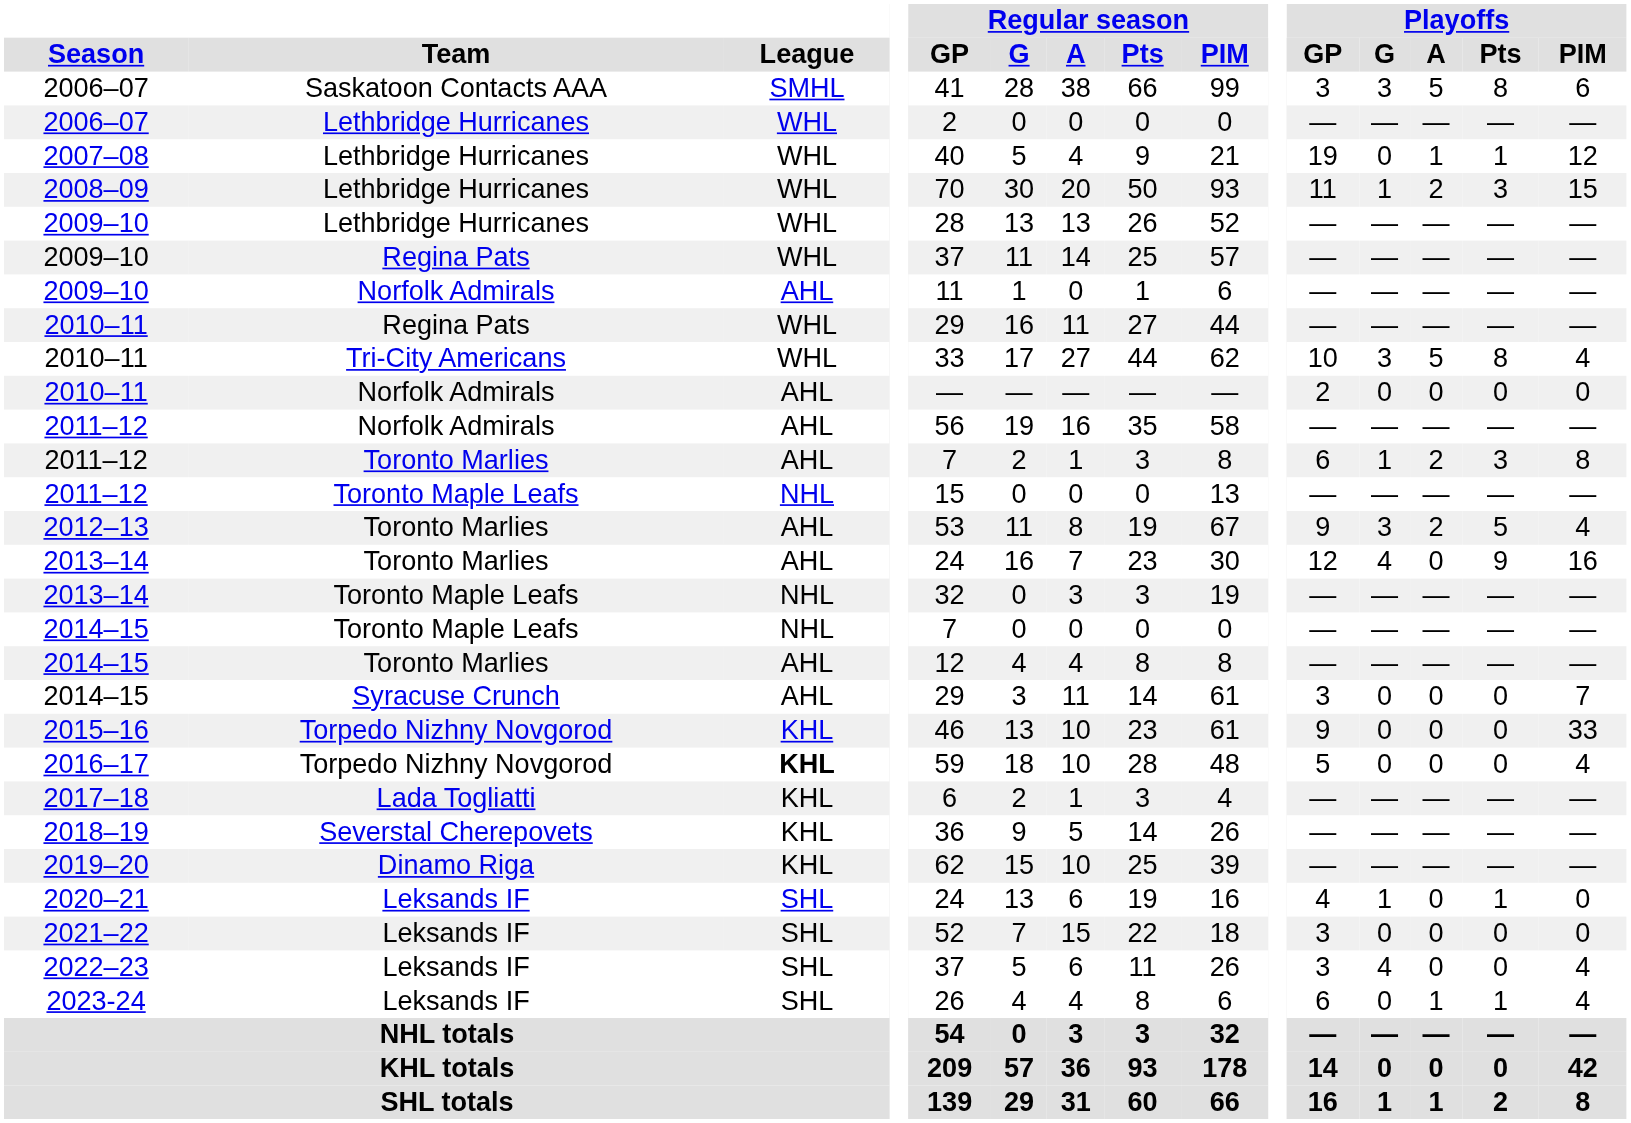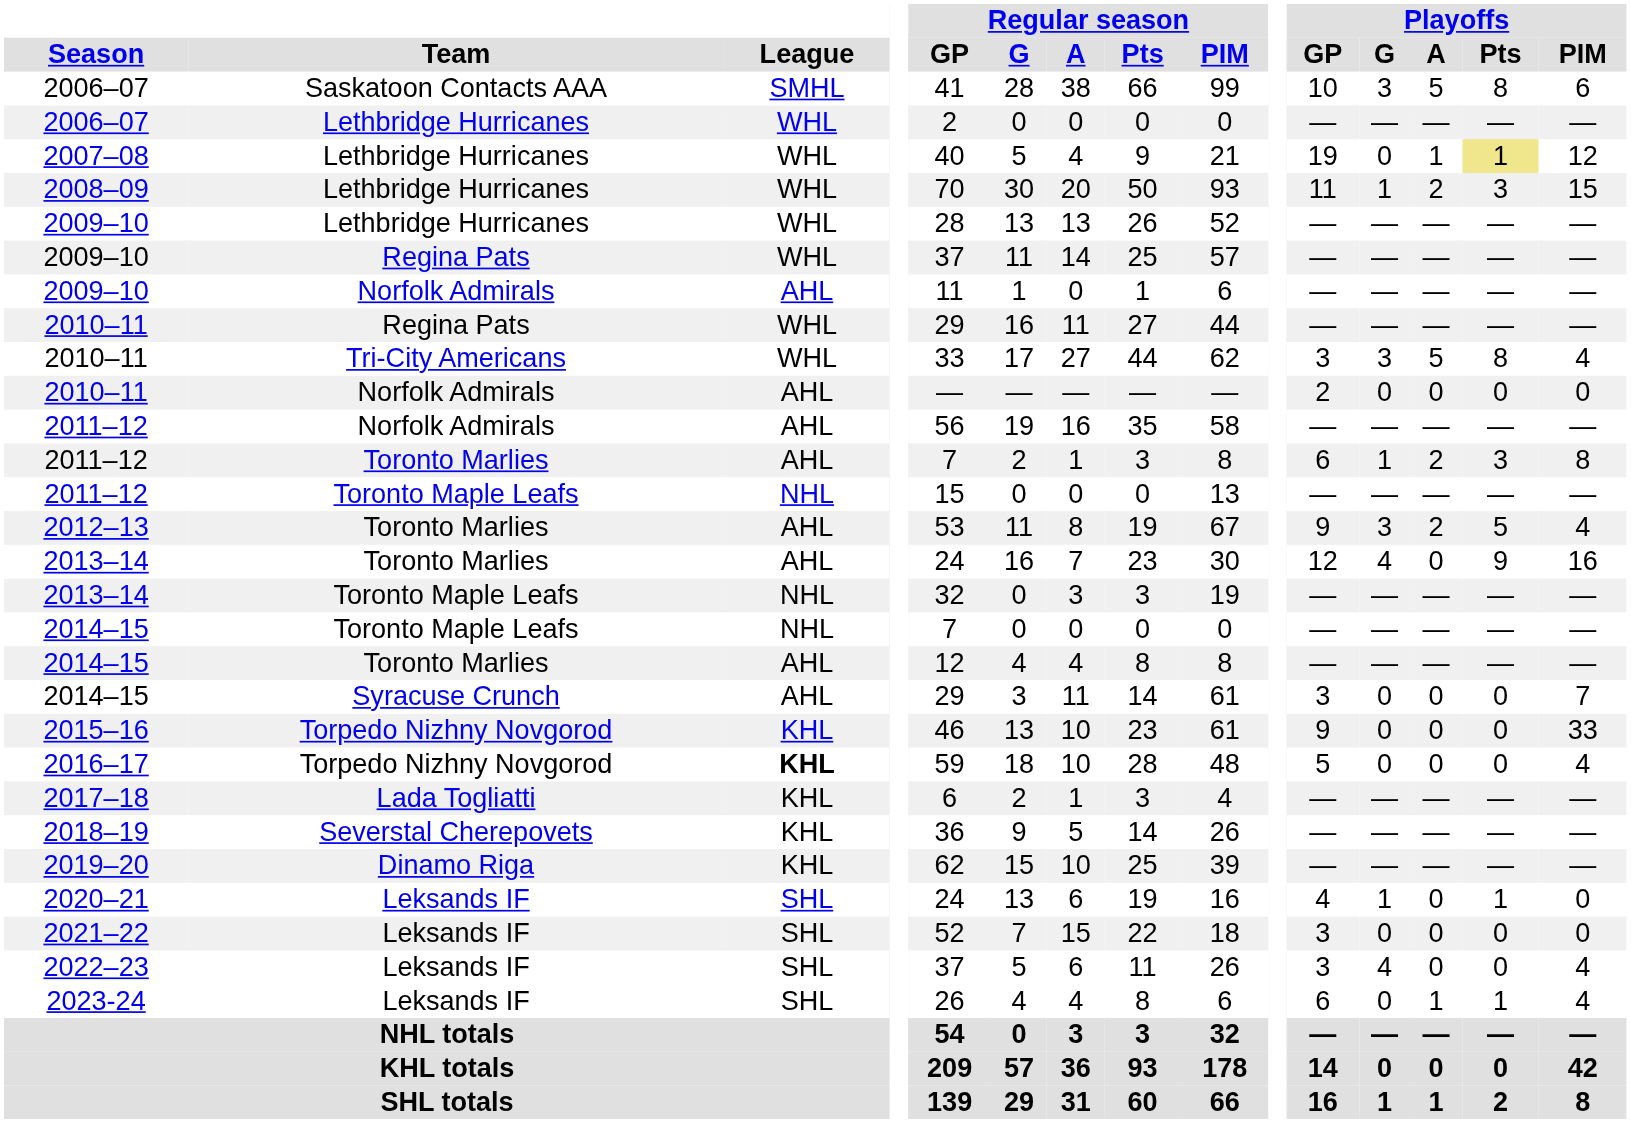(1323, 88) 3 -> (1323, 88) 10
(1500, 155) no background -> (1500, 155) khaki background
(1323, 358) 10 -> (1323, 358) 3
